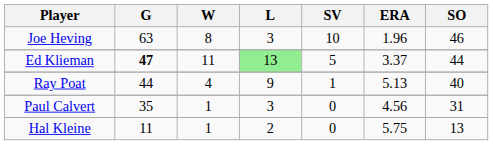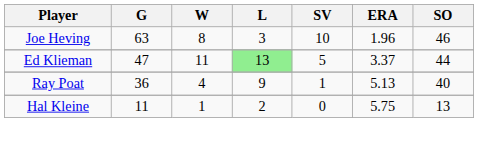(146, 60) bold -> (142, 60) normal
(146, 83) 44 -> (142, 83) 36
- row: (60, 106)
